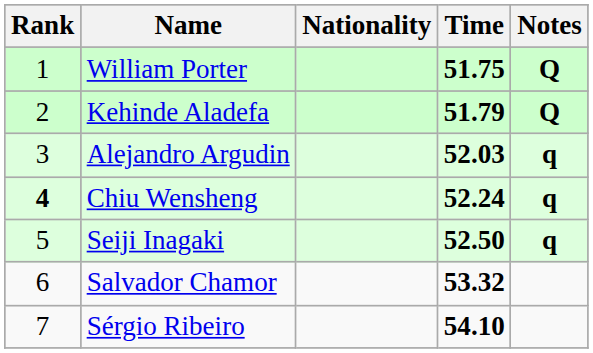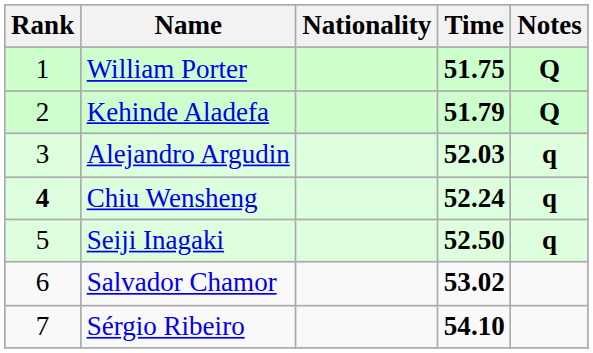(474, 283) 53.32 -> (474, 283) 53.02
